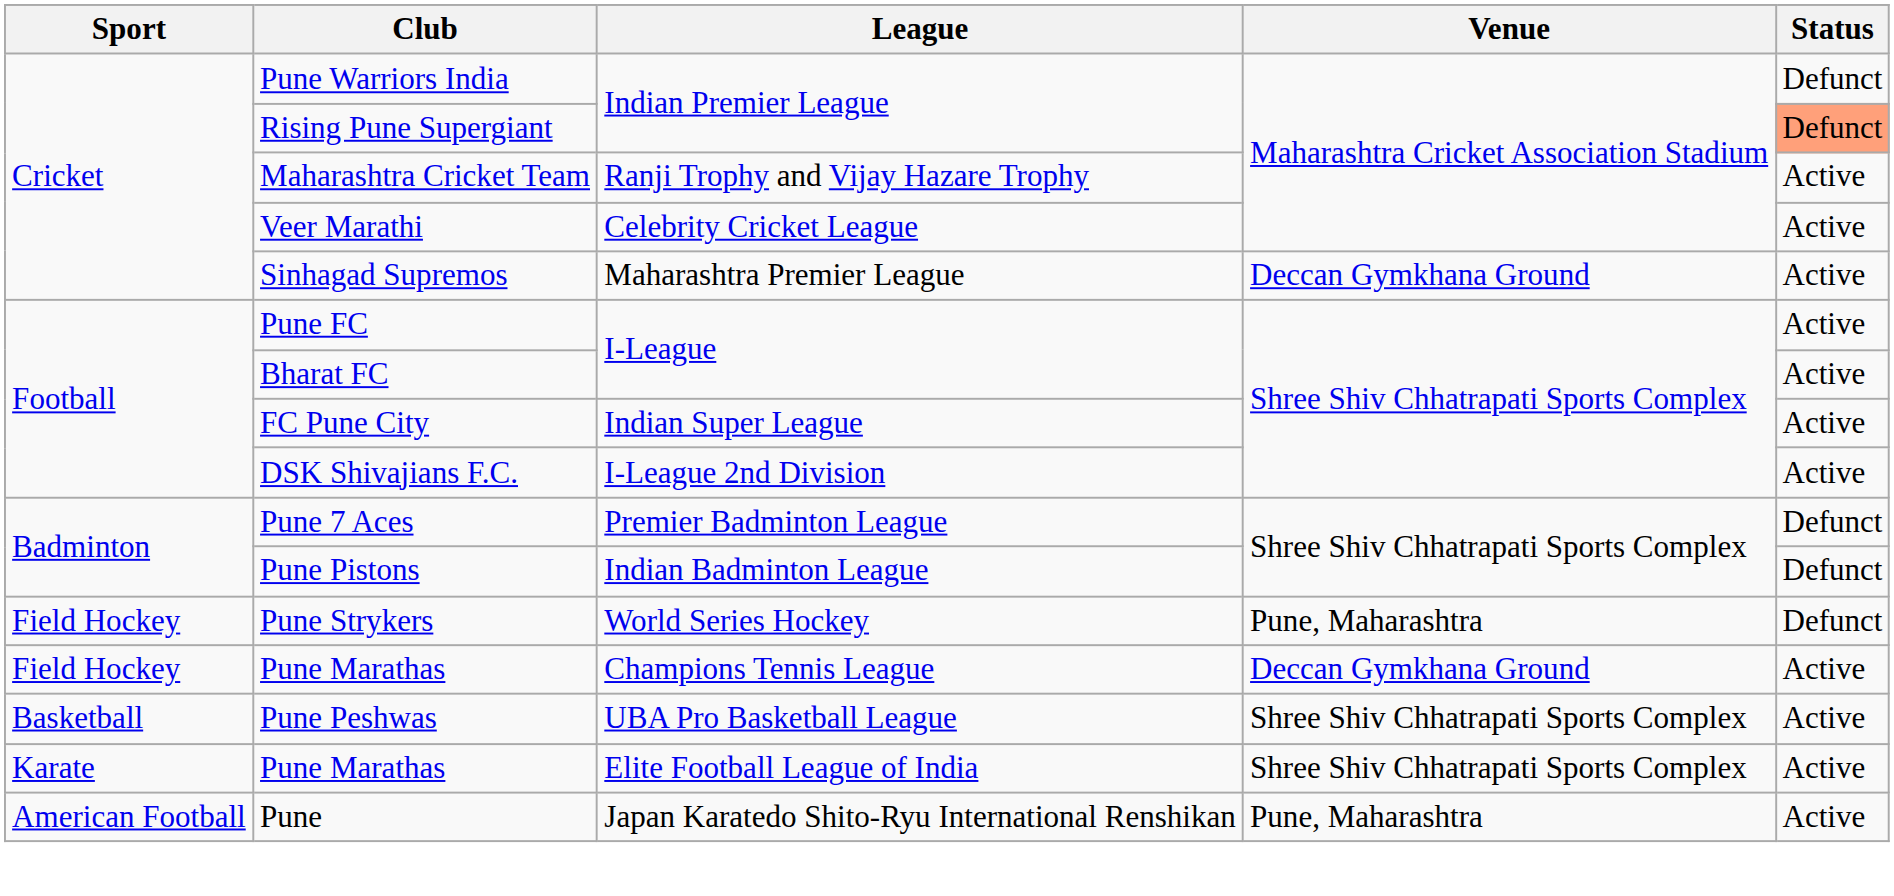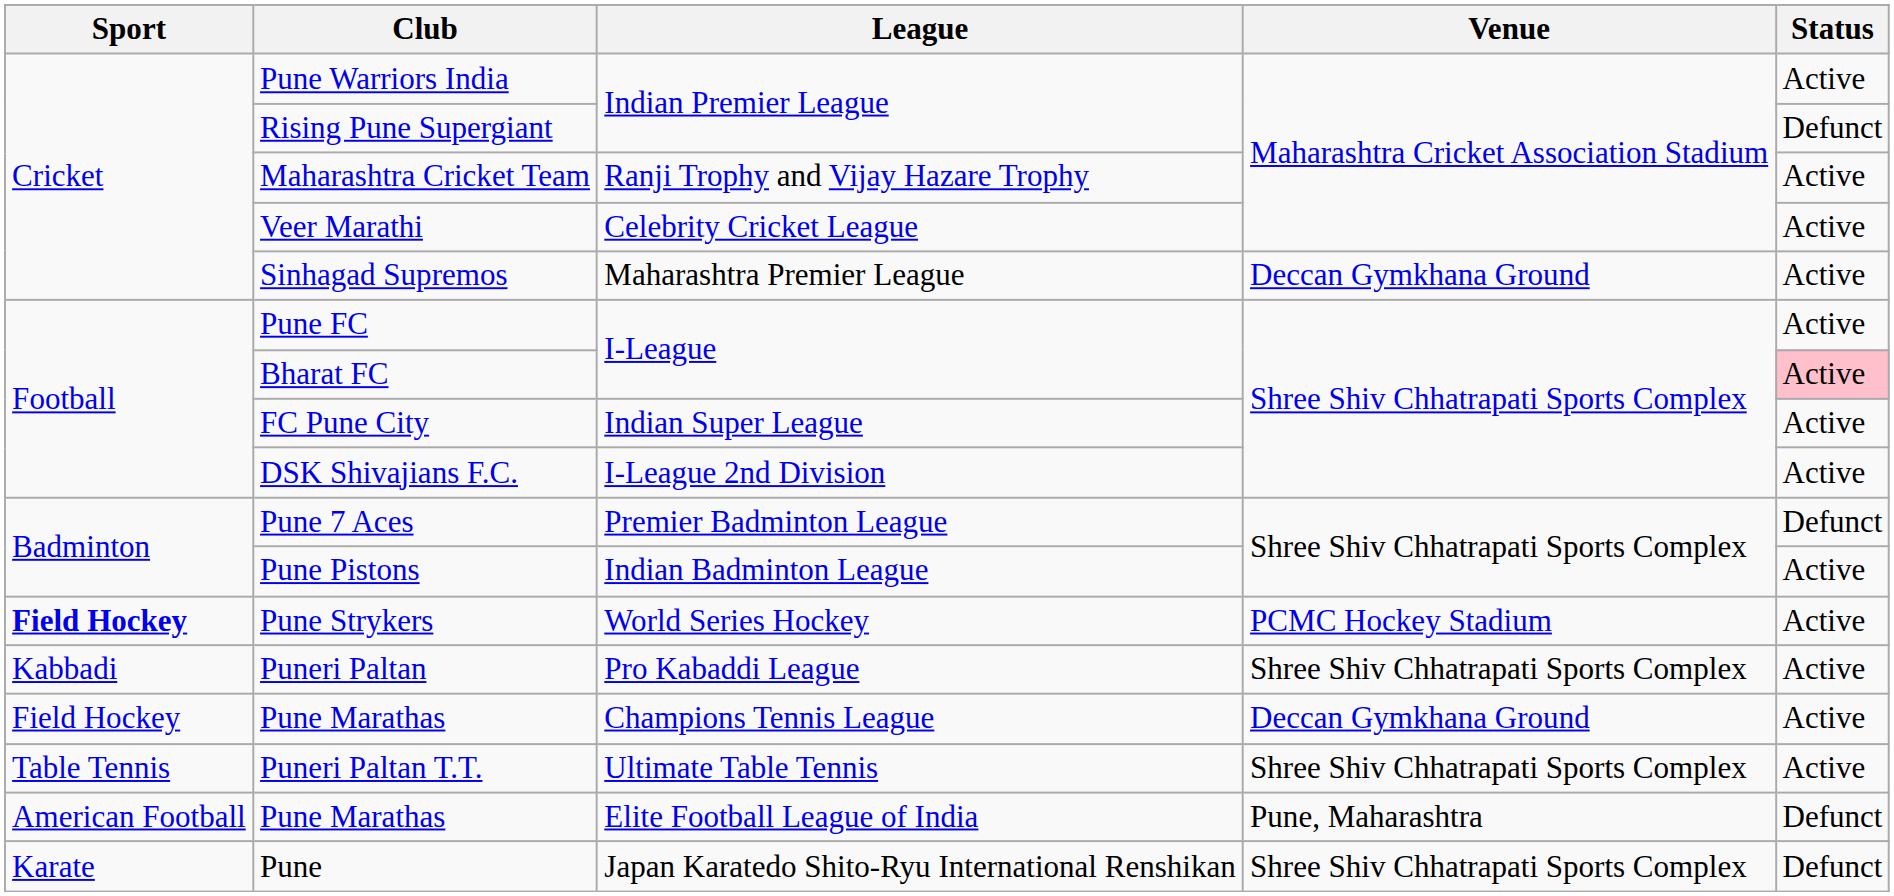(1832, 78) Defunct -> (1824, 78) Active
(1832, 127) lightsalmon background -> (1832, 127) no background
(1824, 373) no background -> (1824, 373) pink background
(1832, 570) Defunct -> (1824, 570) Active
(96, 619) normal -> (100, 619) bold
(1366, 619) Pune, Maharashtra -> (1401, 619) PCMC Hockey Stadium
(1832, 619) Defunct -> (1824, 619) Active
+ row: (343, 669)
- row: (348, 718)
+ row: (371, 767)
(53, 767) Karate -> (129, 816) American Football
(1498, 767) Shree Shiv Chhatrapati Sports Complex -> (1366, 816) Pune, Maharashtra
(1824, 767) Active -> (1832, 816) Defunct
(129, 816) American Football -> (53, 865) Karate
(1366, 816) Pune, Maharashtra -> (1498, 865) Shree Shiv Chhatrapati Sports Complex
(1824, 816) Active -> (1832, 865) Defunct
